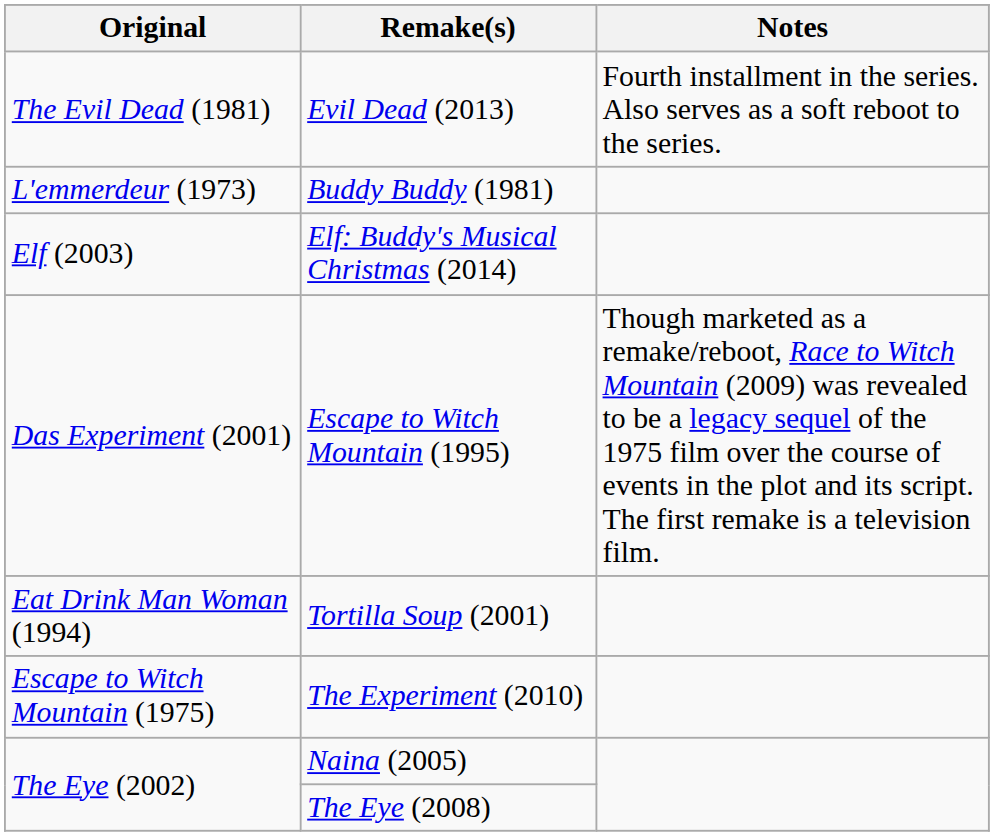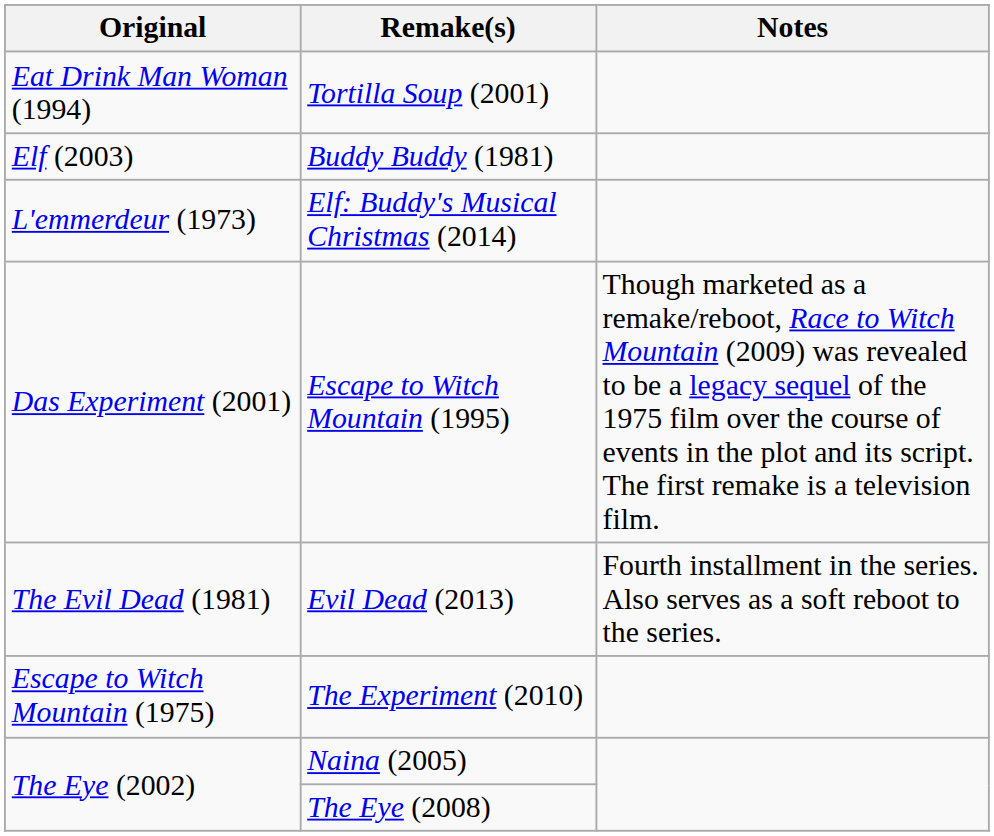rows swapped: (428, 615) <-> (410, 108)
(134, 189) L'emmerdeur (1973) -> (73, 155) Elf (2003)
(73, 253) Elf (2003) -> (134, 219) L'emmerdeur (1973)
